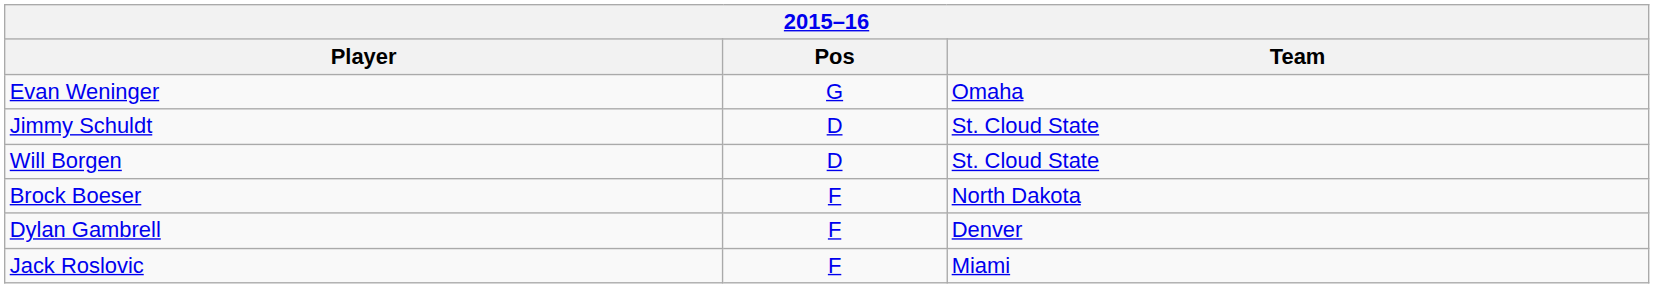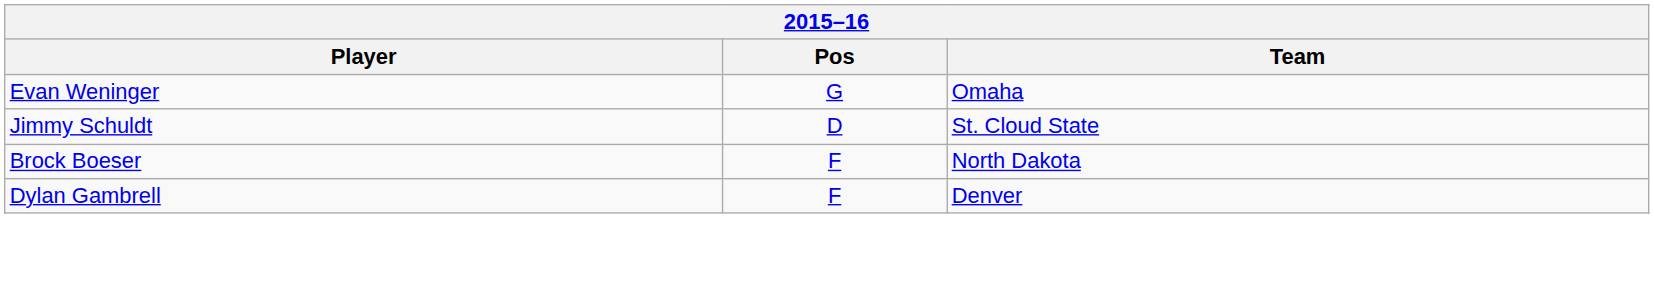- row: (66, 160)
- row: (77, 265)
